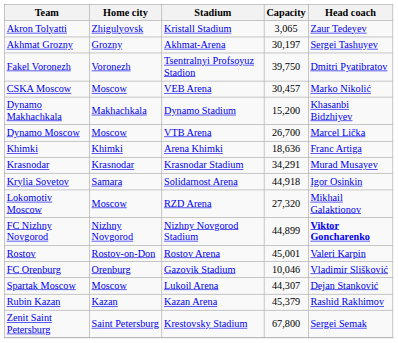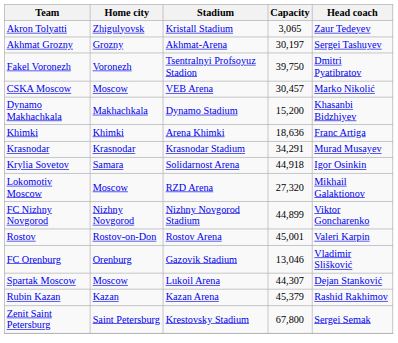- row: (43, 133)
(340, 231) bold -> (342, 215) normal
(286, 269) 10,046 -> (290, 259) 13,046
